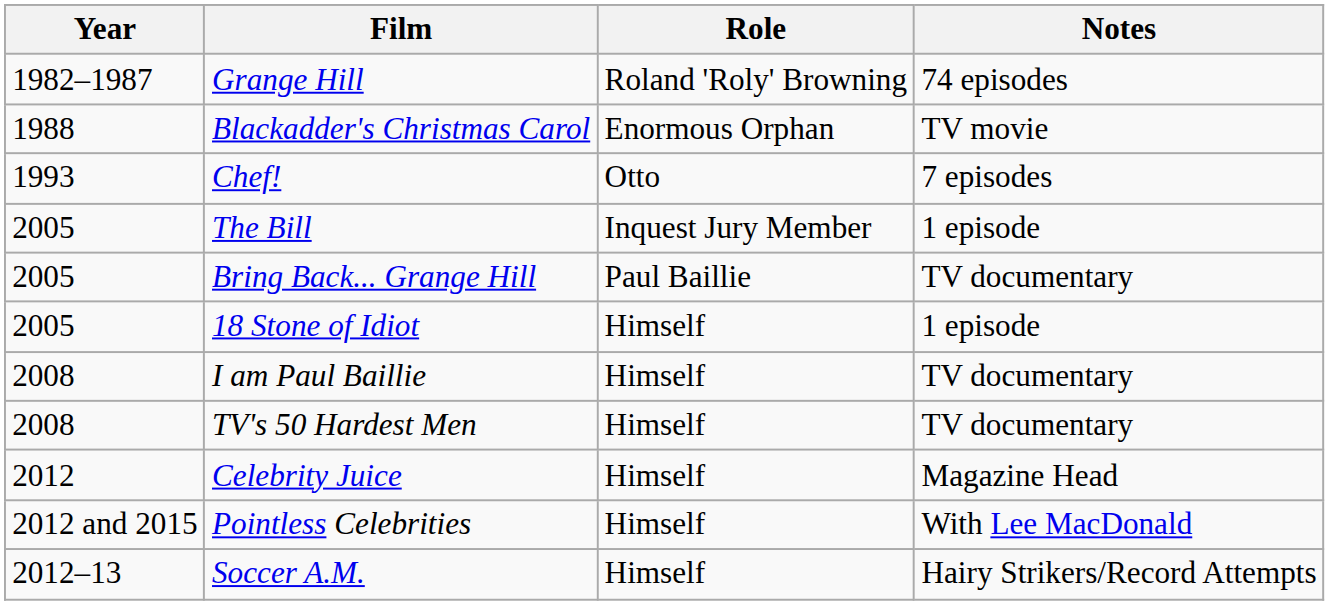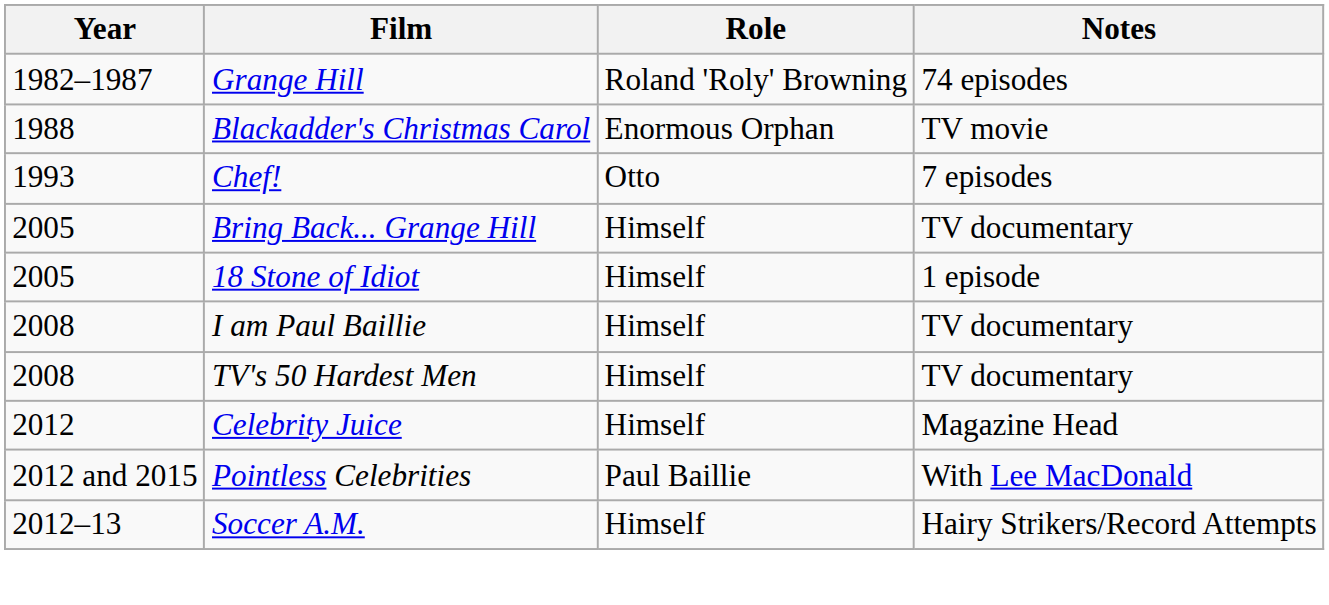- row: (262, 227)
(678, 276) Paul Baillie -> (655, 227) Himself
(655, 524) Himself -> (678, 474) Paul Baillie
